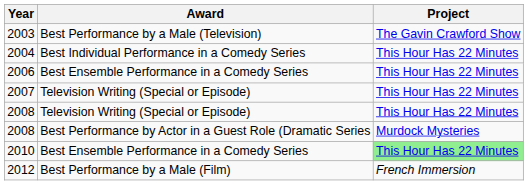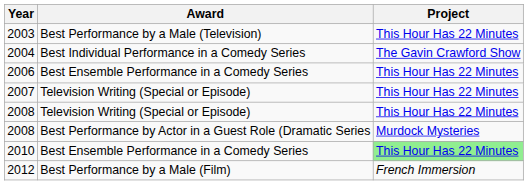(448, 33) The Gavin Crawford Show -> (447, 33) This Hour Has 22 Minutes
(447, 53) This Hour Has 22 Minutes -> (448, 53) The Gavin Crawford Show
